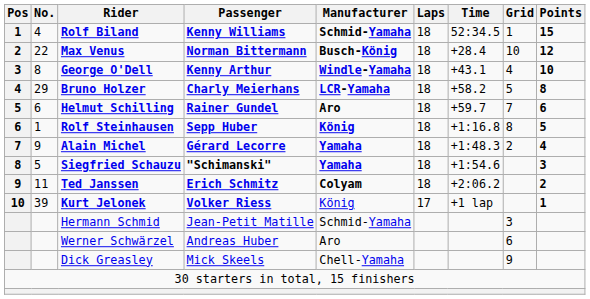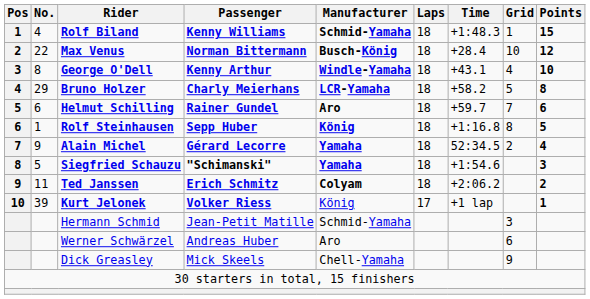(475, 33) 52:34.5 -> (475, 33) +1:48.3
(475, 147) +1:48.3 -> (475, 147) 52:34.5
